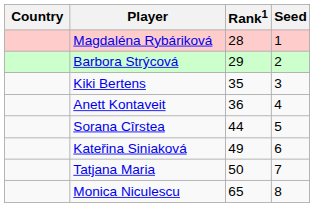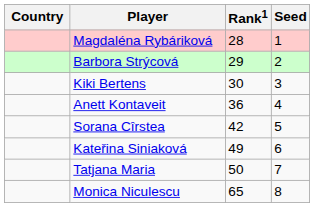(236, 83) 35 -> (236, 83) 30
(236, 126) 44 -> (236, 126) 42
